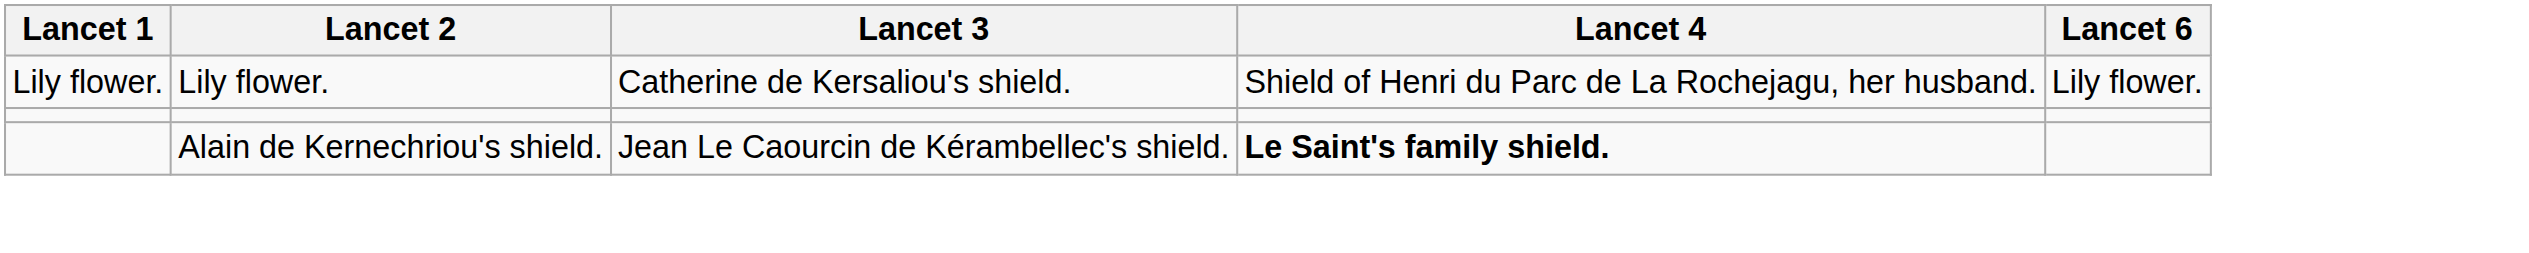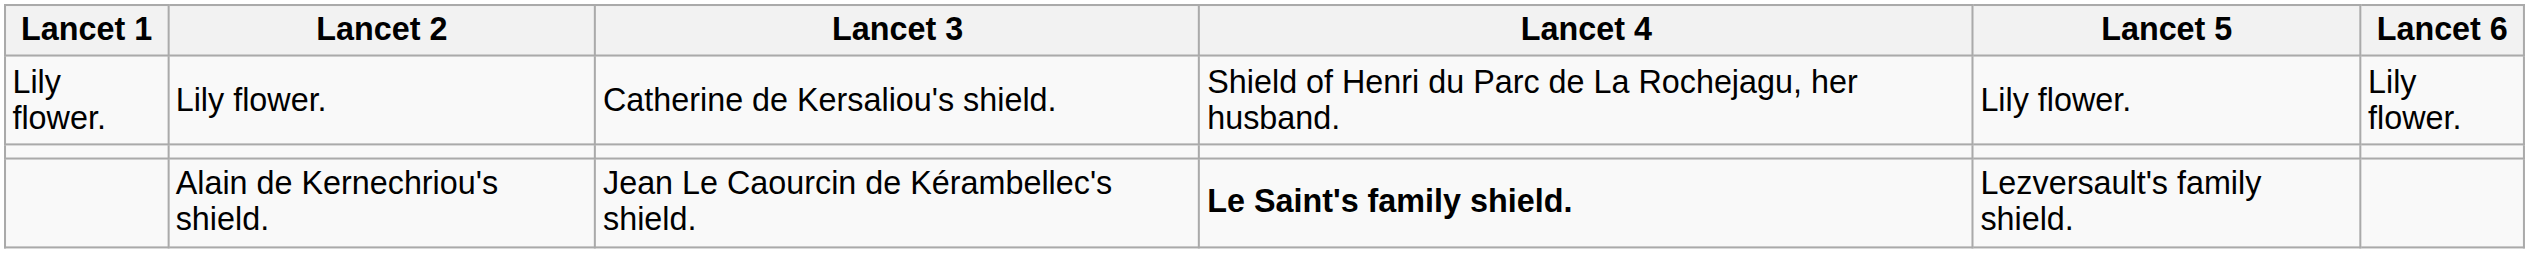+ column: (2167, 30)
